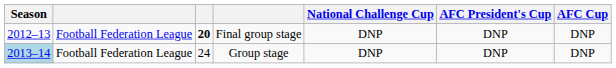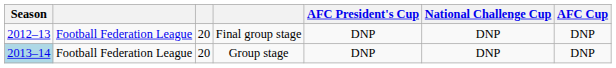columns swapped: (370, 14) <-> (495, 14)
(204, 33) bold -> (204, 33) normal
(204, 53) 24 -> (204, 53) 20
